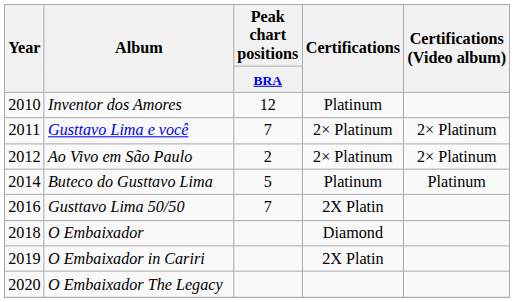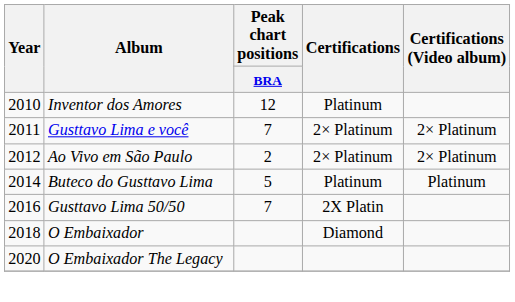- row: (126, 258)
